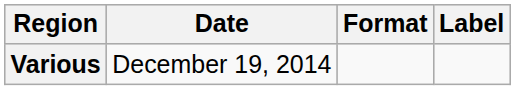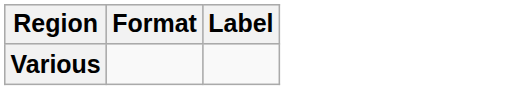- column: (222, 24)
